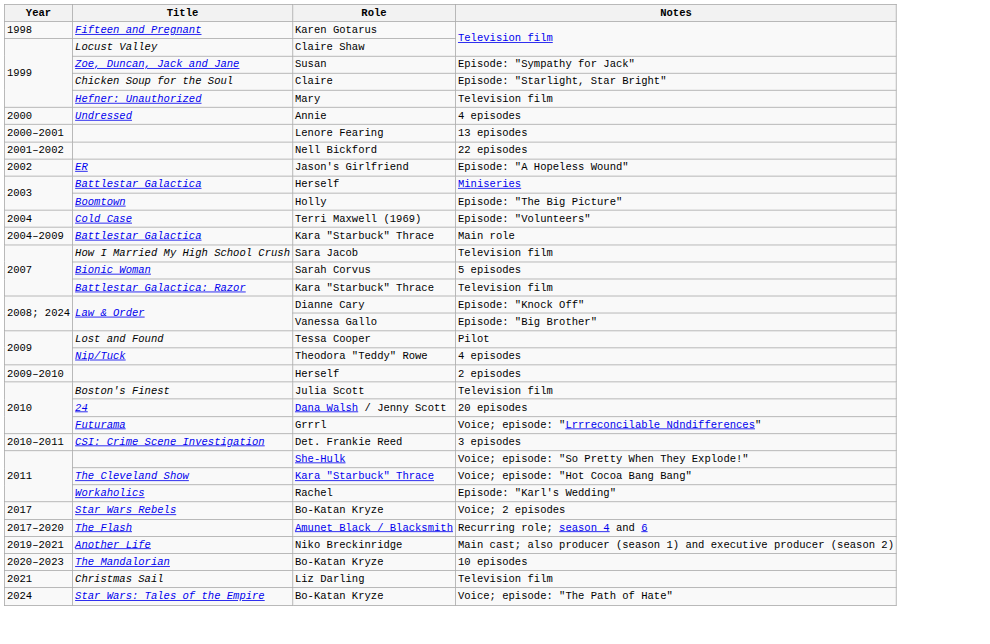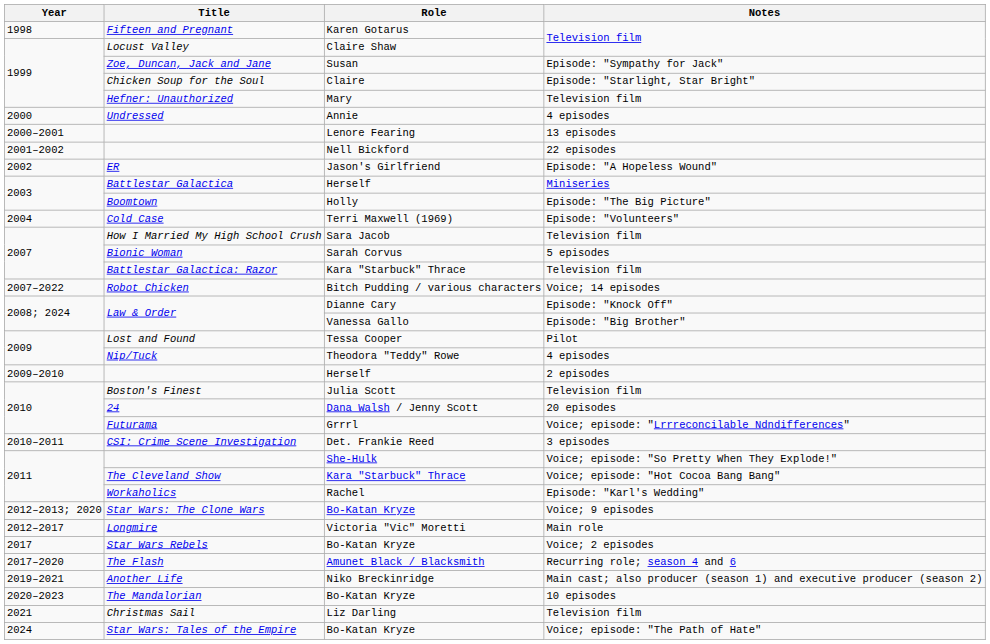- row: (138, 236)
+ row: (148, 288)
+ row: (186, 511)
+ row: (132, 528)
